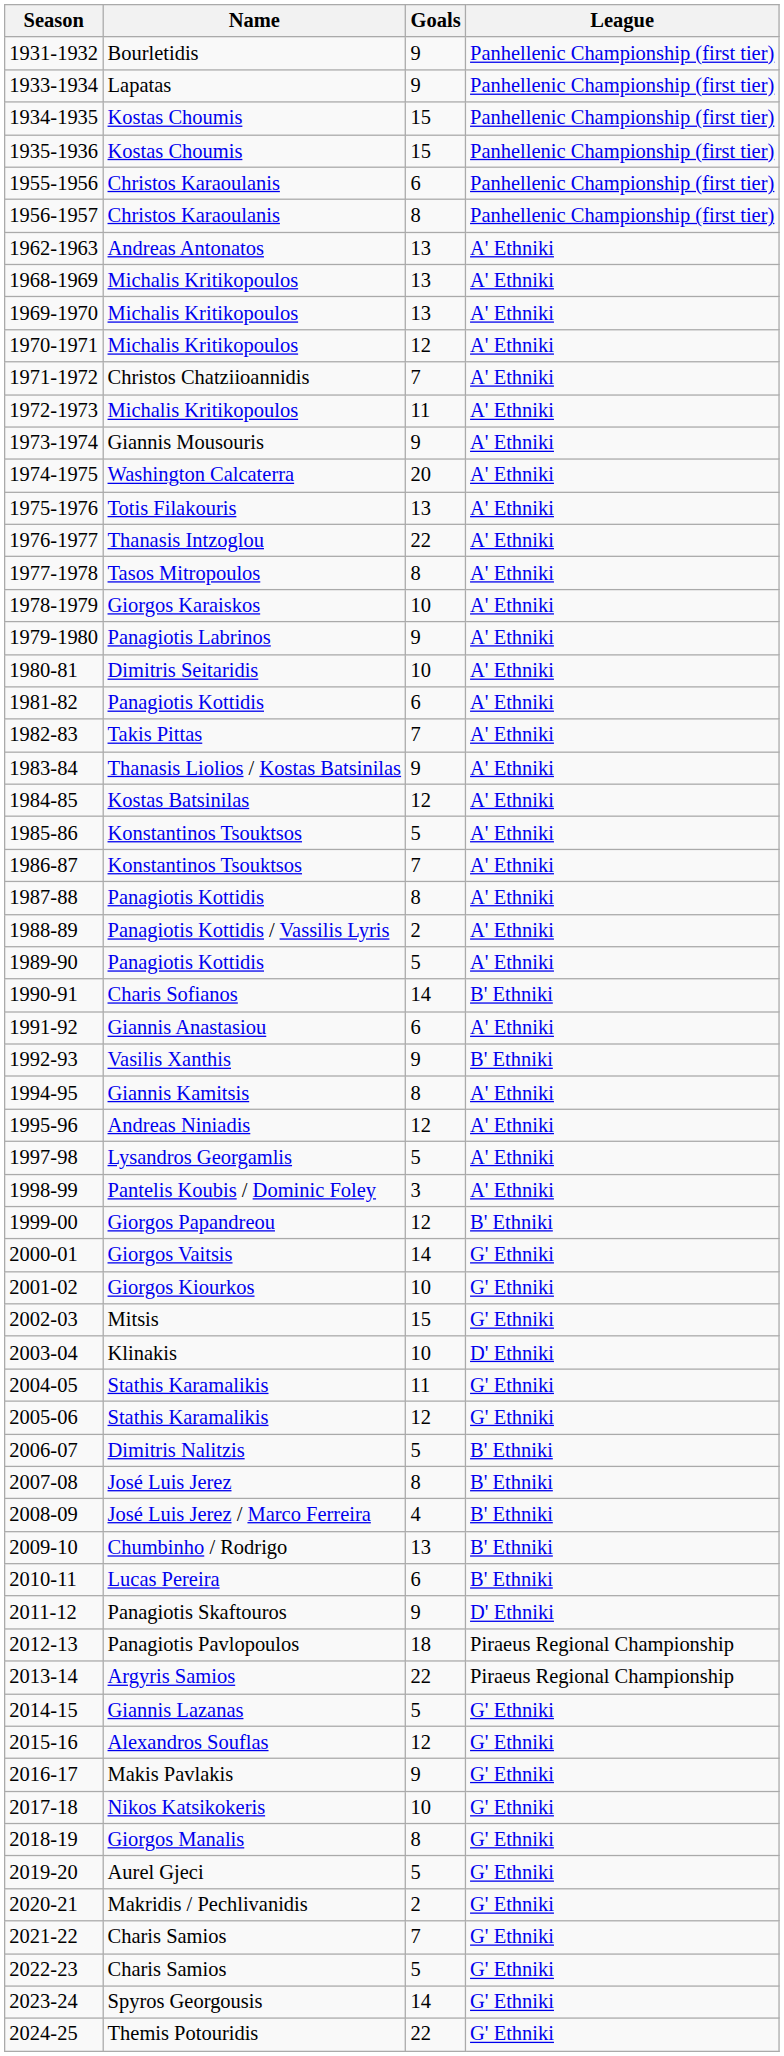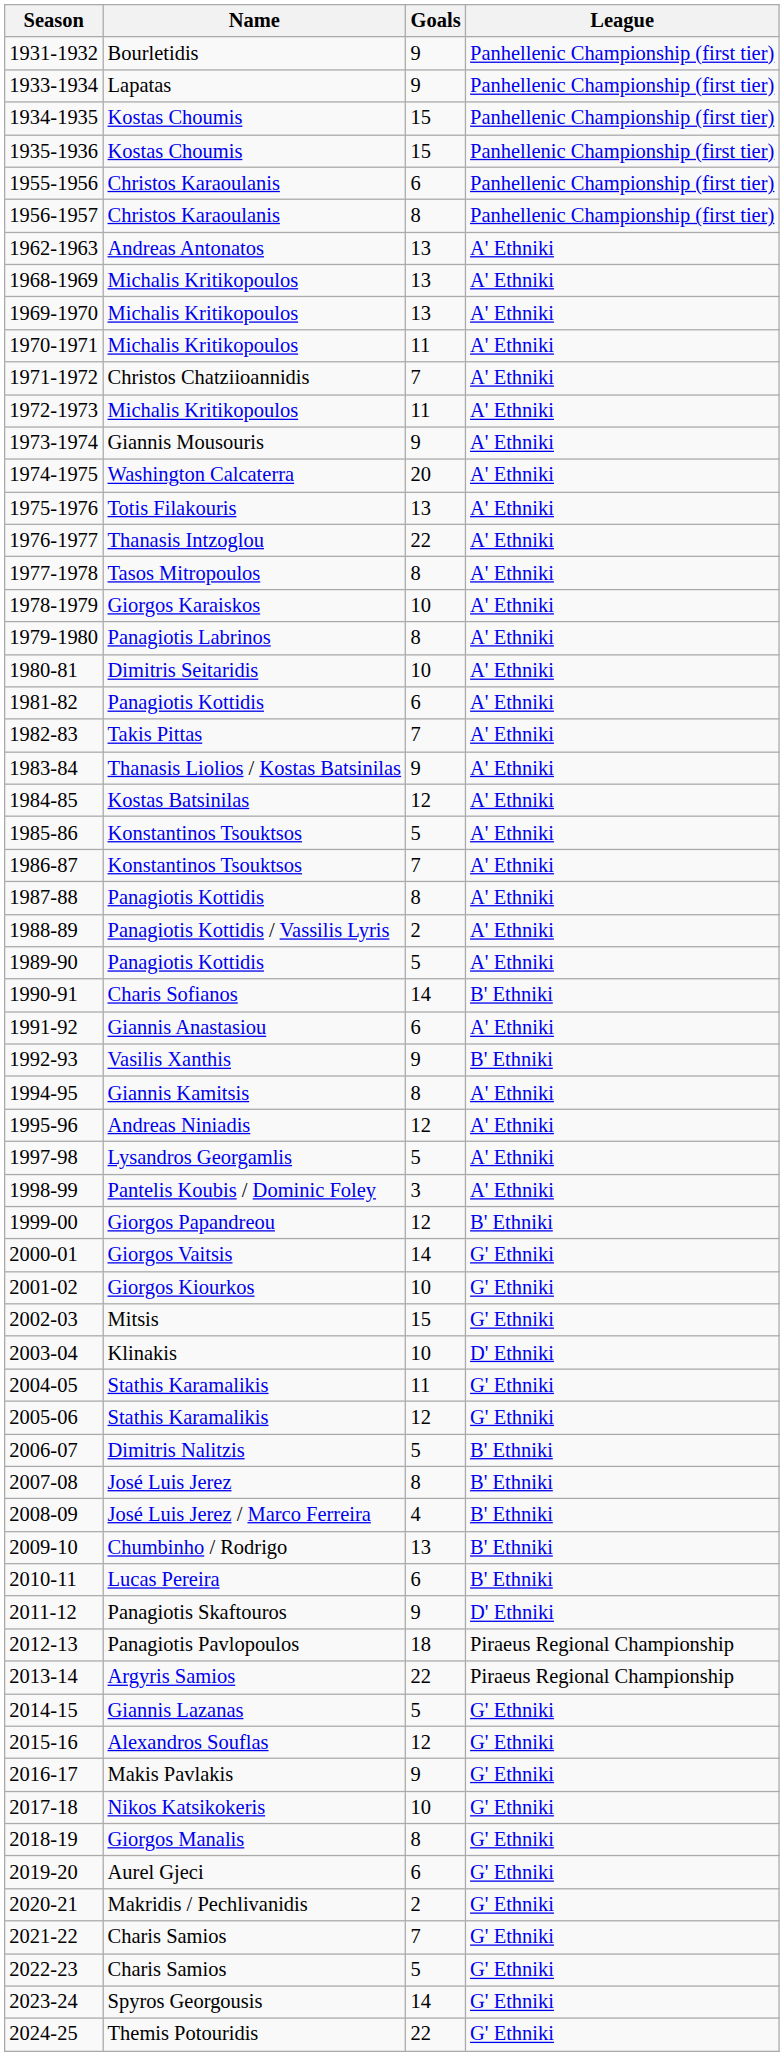(421, 345) 12 -> (420, 345) 11
(416, 637) 9 -> (416, 637) 8
(416, 1872) 5 -> (416, 1872) 6
